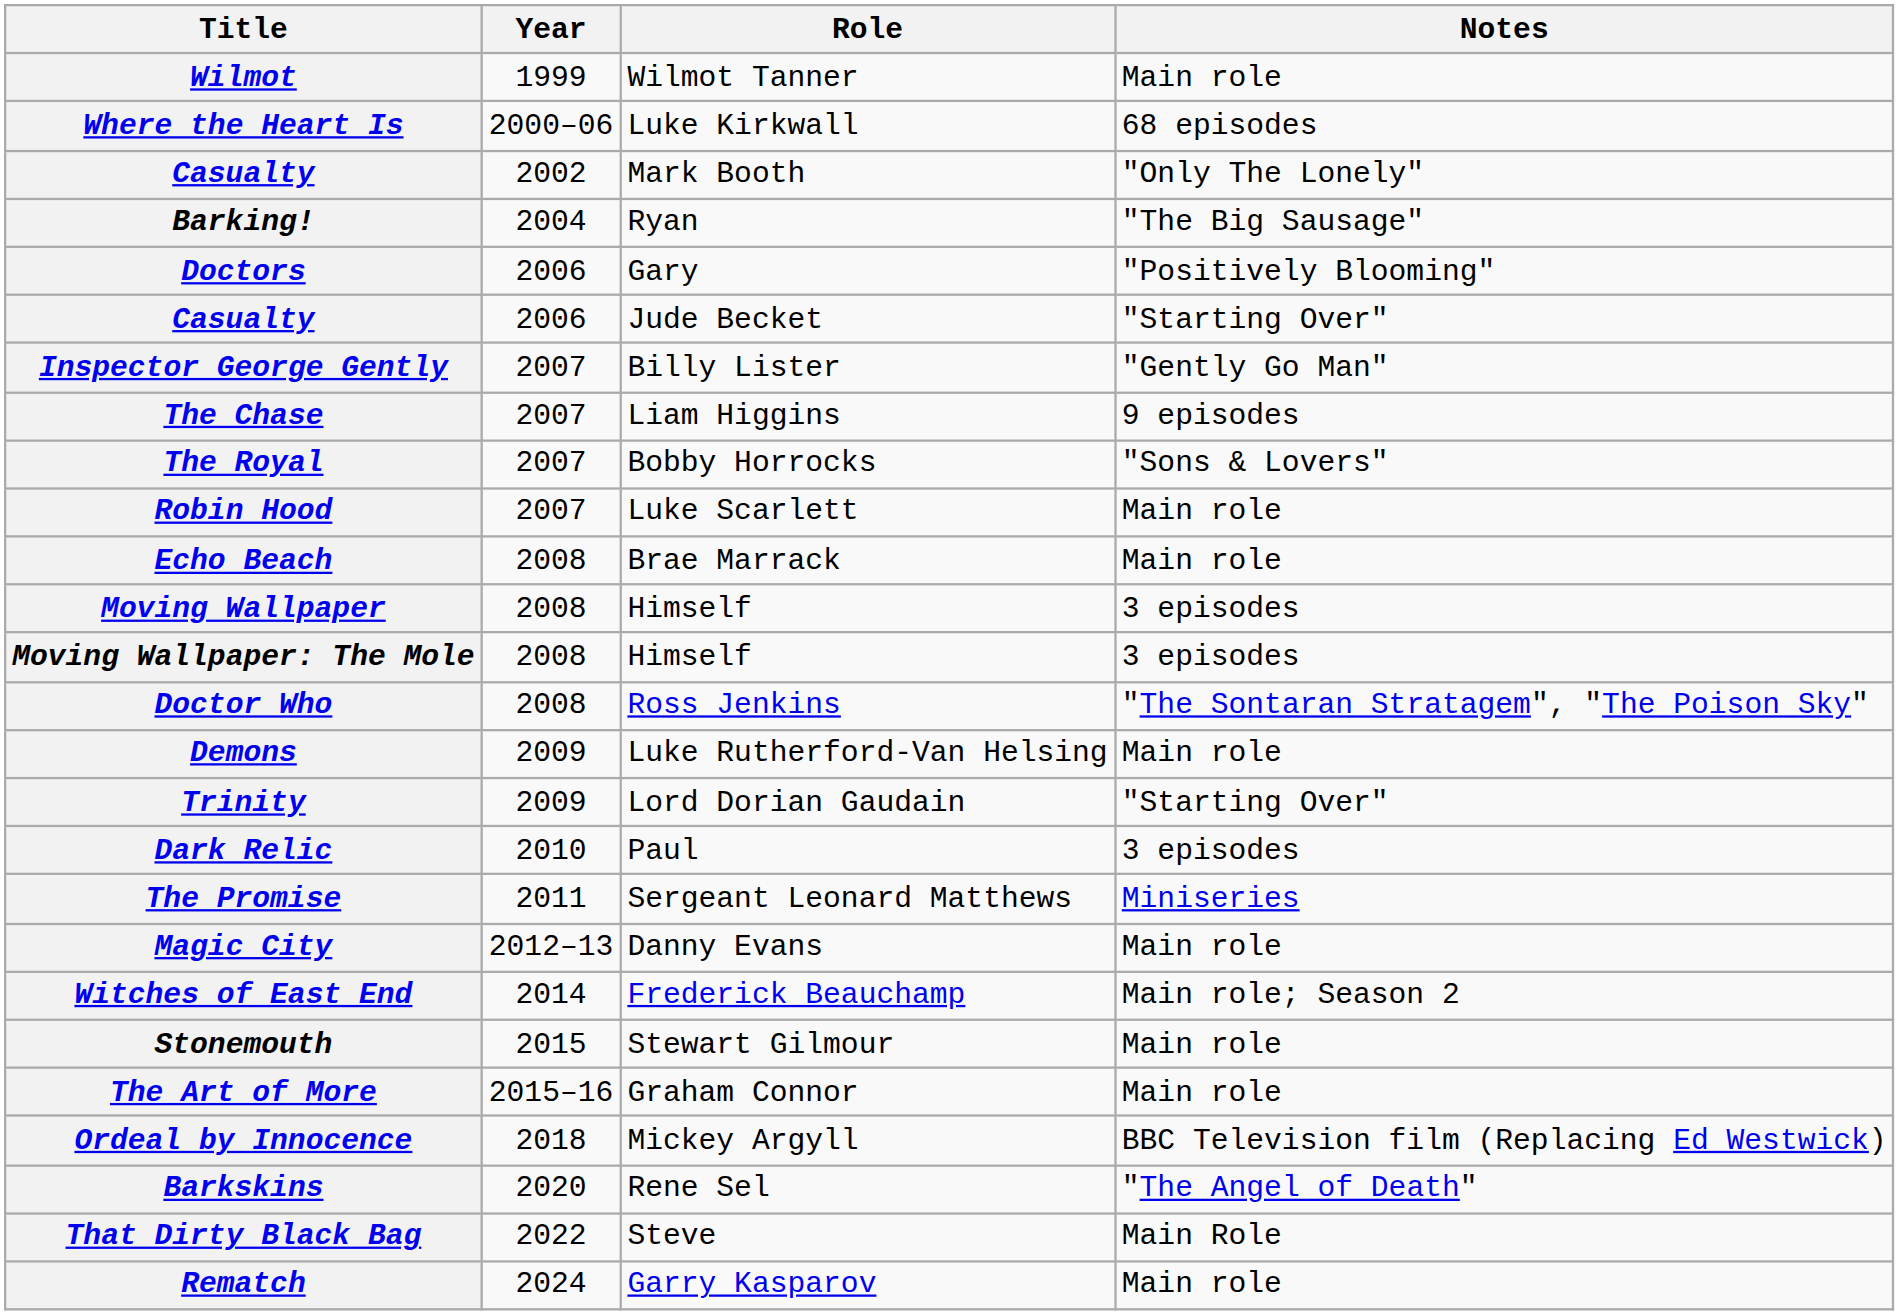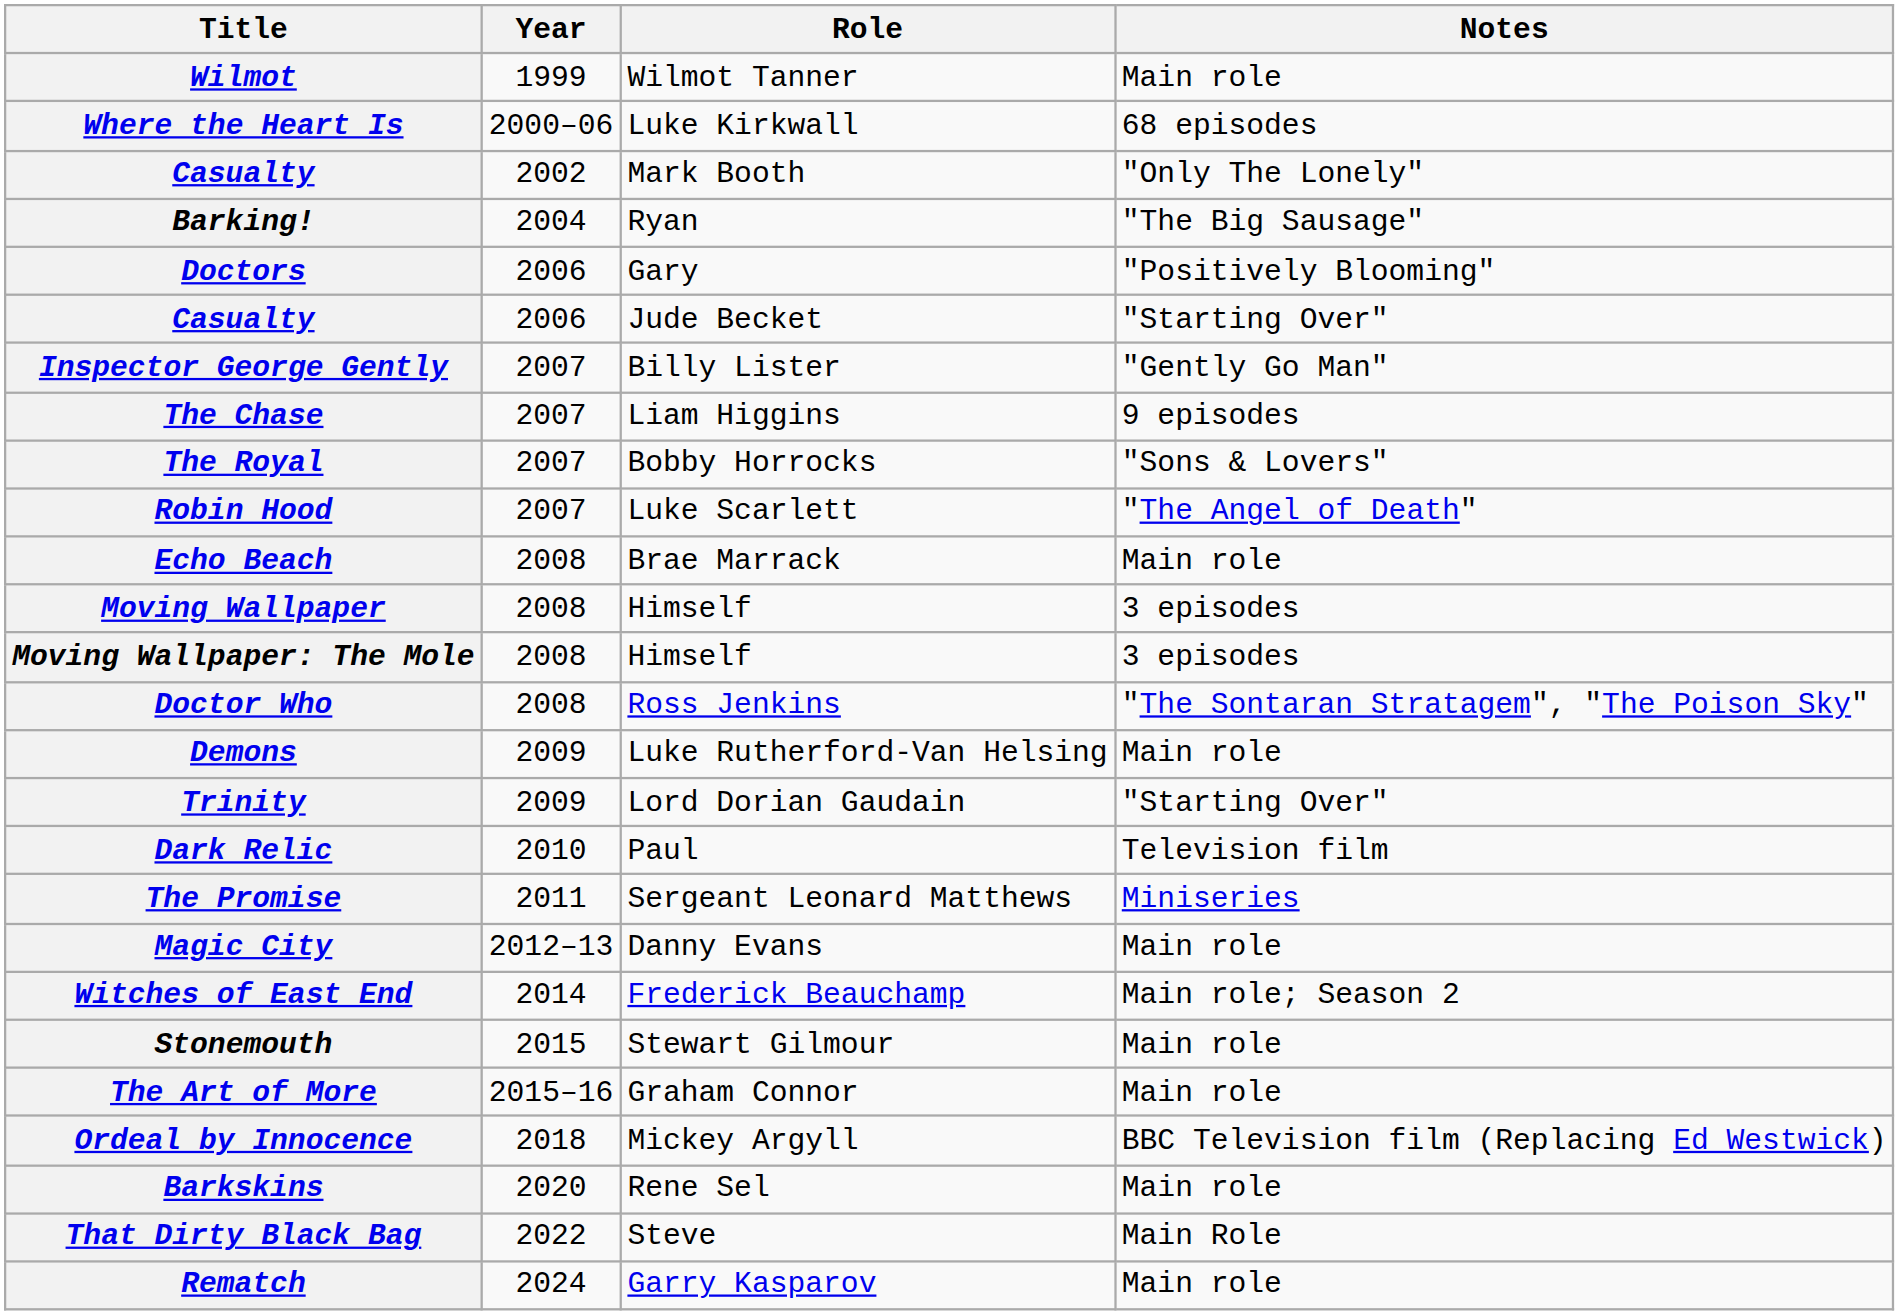(1202, 512) Main role -> (1300, 512) "The Angel of Death"
(1211, 851) 3 episodes -> (1255, 851) Television film
(1300, 1189) "The Angel of Death" -> (1202, 1189) Main role
